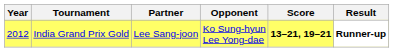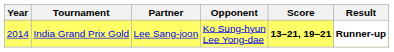(18, 34) 2012 -> (18, 34) 2014
